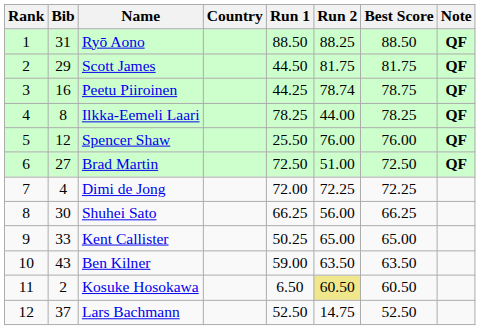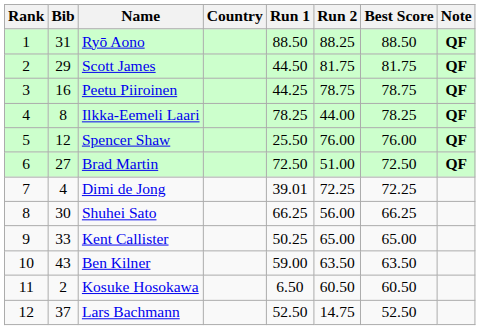(337, 90) 78.74 -> (337, 90) 78.75
(290, 189) 72.00 -> (290, 189) 39.01
(337, 287) khaki background -> (337, 287) no background
